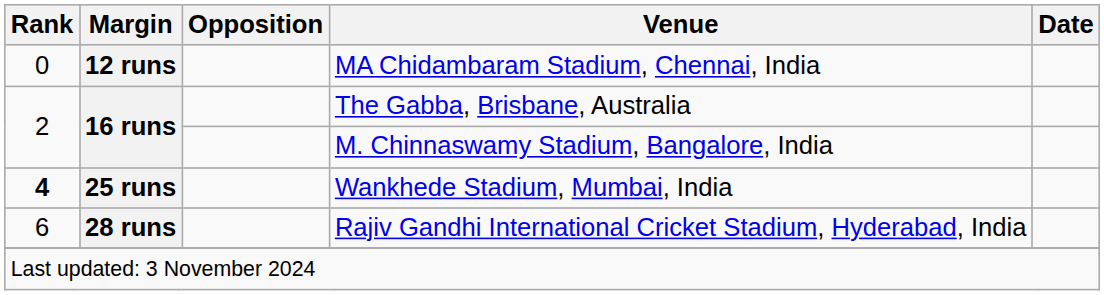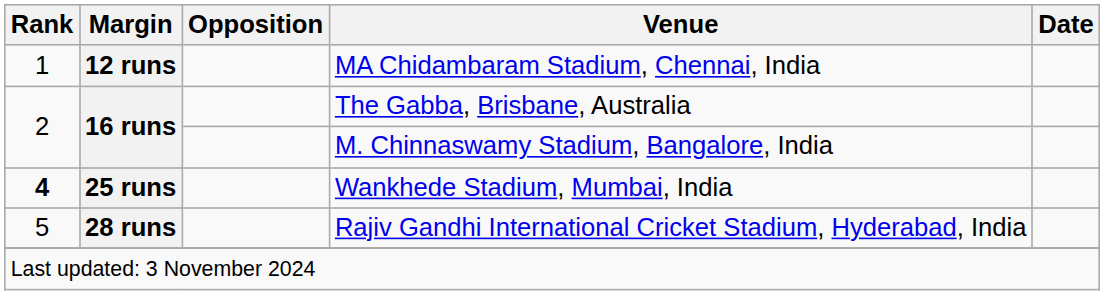(42, 65) 0 -> (42, 65) 1
(42, 227) 6 -> (42, 227) 5
